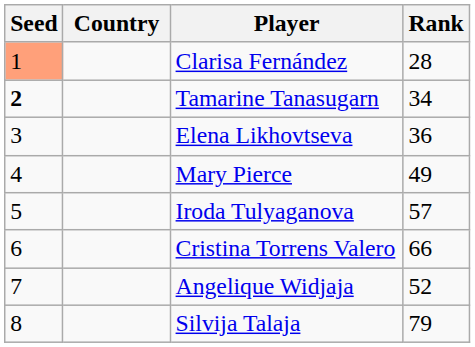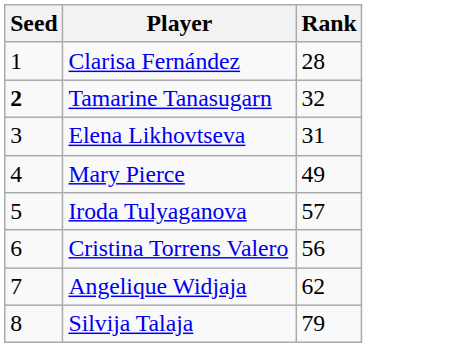- column: (117, 23)
(16, 60) lightsalmon background -> (16, 60) no background
(420, 98) 34 -> (313, 98) 32
(420, 135) 36 -> (313, 135) 31
(420, 248) 66 -> (313, 248) 56
(420, 286) 52 -> (313, 286) 62
